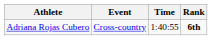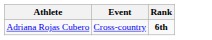- column: (165, 12)
